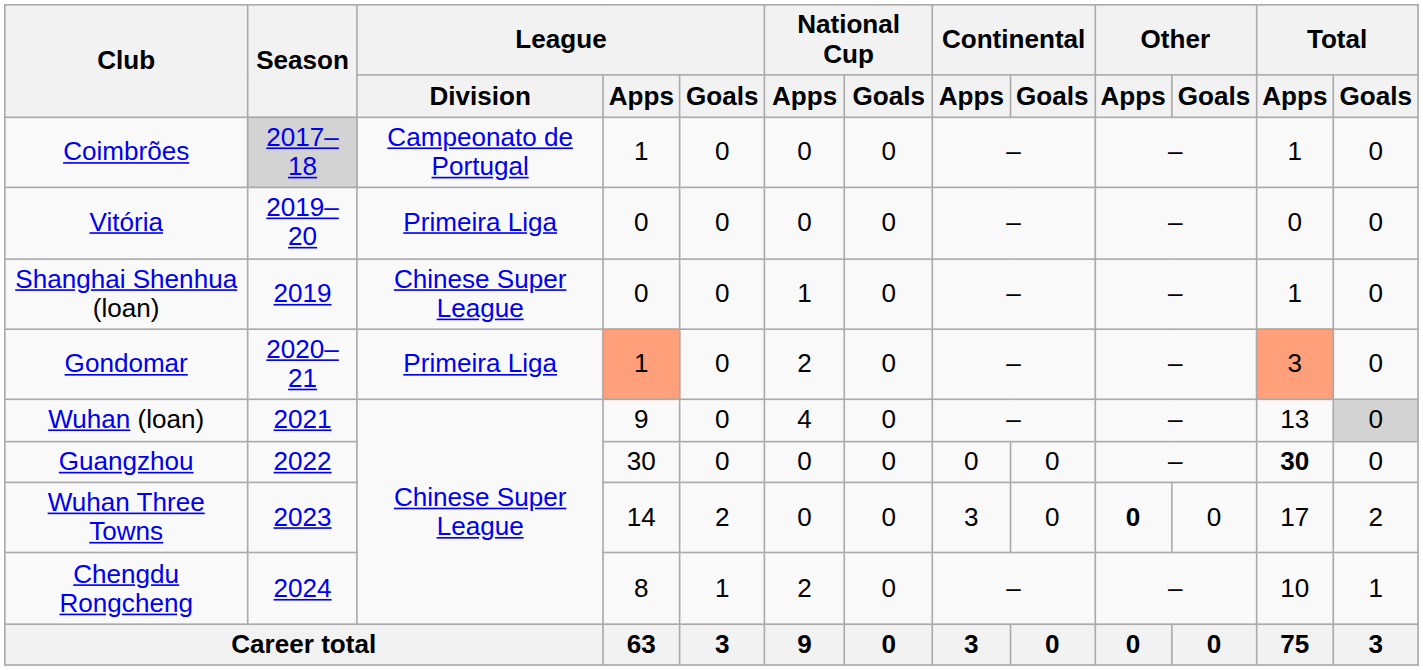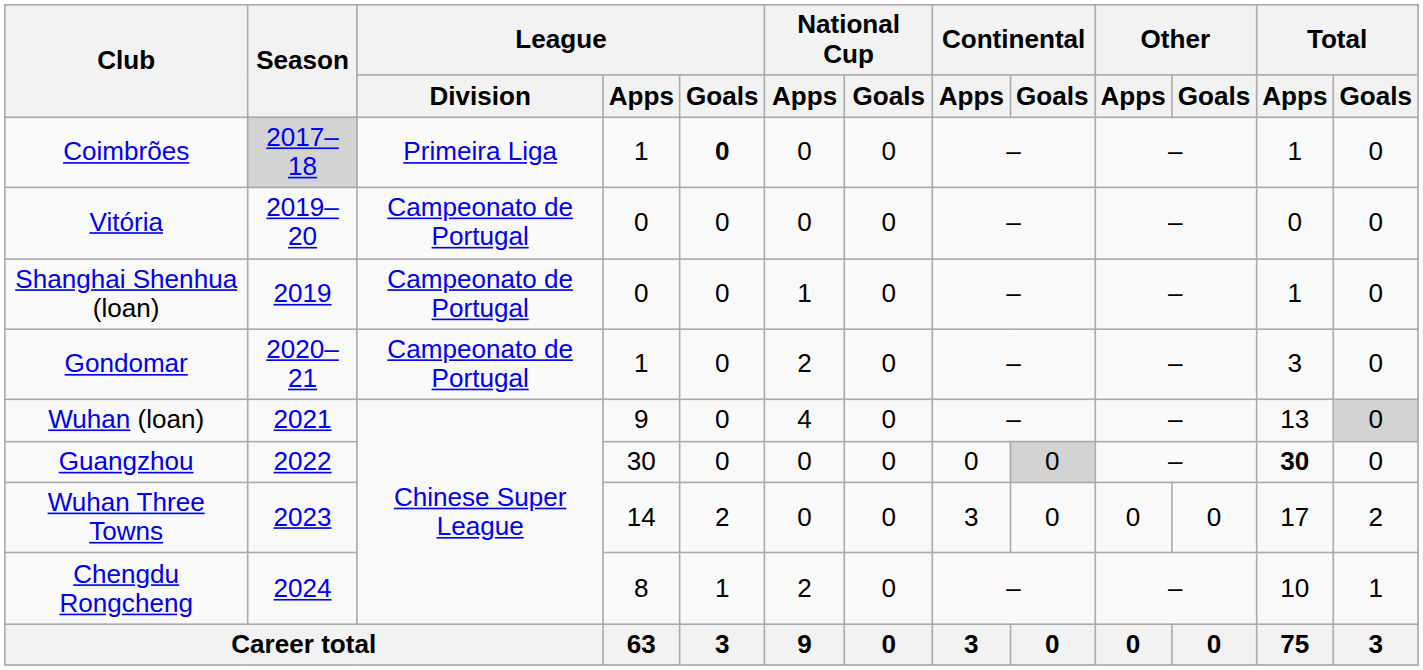(480, 151) Campeonato de Portugal -> (480, 151) Primeira Liga
(722, 151) normal -> (722, 151) bold
(480, 222) Primeira Liga -> (480, 222) Campeonato de Portugal
(480, 293) Chinese Super League -> (480, 293) Campeonato de Portugal
(480, 364) Primeira Liga -> (480, 364) Campeonato de Portugal
(641, 364) lightsalmon background -> (641, 364) no background
(1295, 364) lightsalmon background -> (1295, 364) no background
(1052, 461) no background -> (1052, 461) lightgrey background
(1133, 517) bold -> (1133, 517) normal
